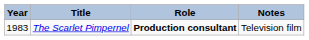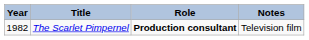(17, 28) 1983 -> (17, 28) 1982
